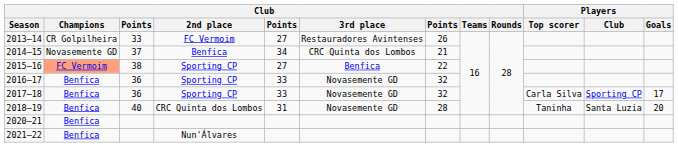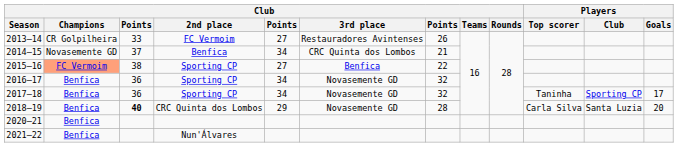(282, 80) 33 -> (282, 80) 34
(282, 94) 33 -> (282, 94) 34
(554, 94) Carla Silva -> (554, 94) Taninha
(136, 108) normal -> (136, 108) bold
(282, 108) 31 -> (282, 108) 29
(554, 108) Taninha -> (554, 108) Carla Silva
